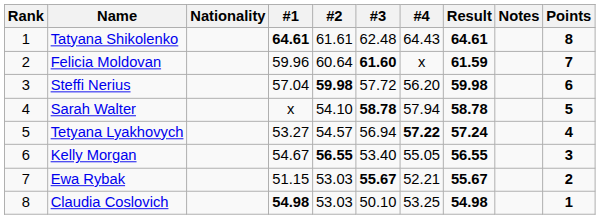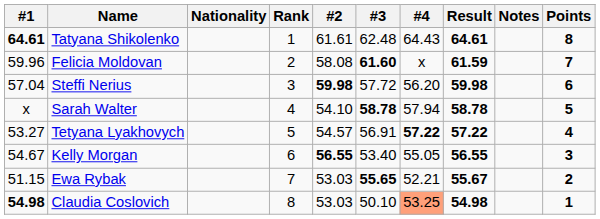columns swapped: (26, 16) <-> (291, 16)
(334, 62) 60.64 -> (334, 62) 58.08
(378, 132) 56.94 -> (378, 132) 56.91
(469, 132) 57.24 -> (469, 132) 57.22
(378, 179) 55.67 -> (378, 179) 55.65
(422, 202) no background -> (422, 202) lightsalmon background
